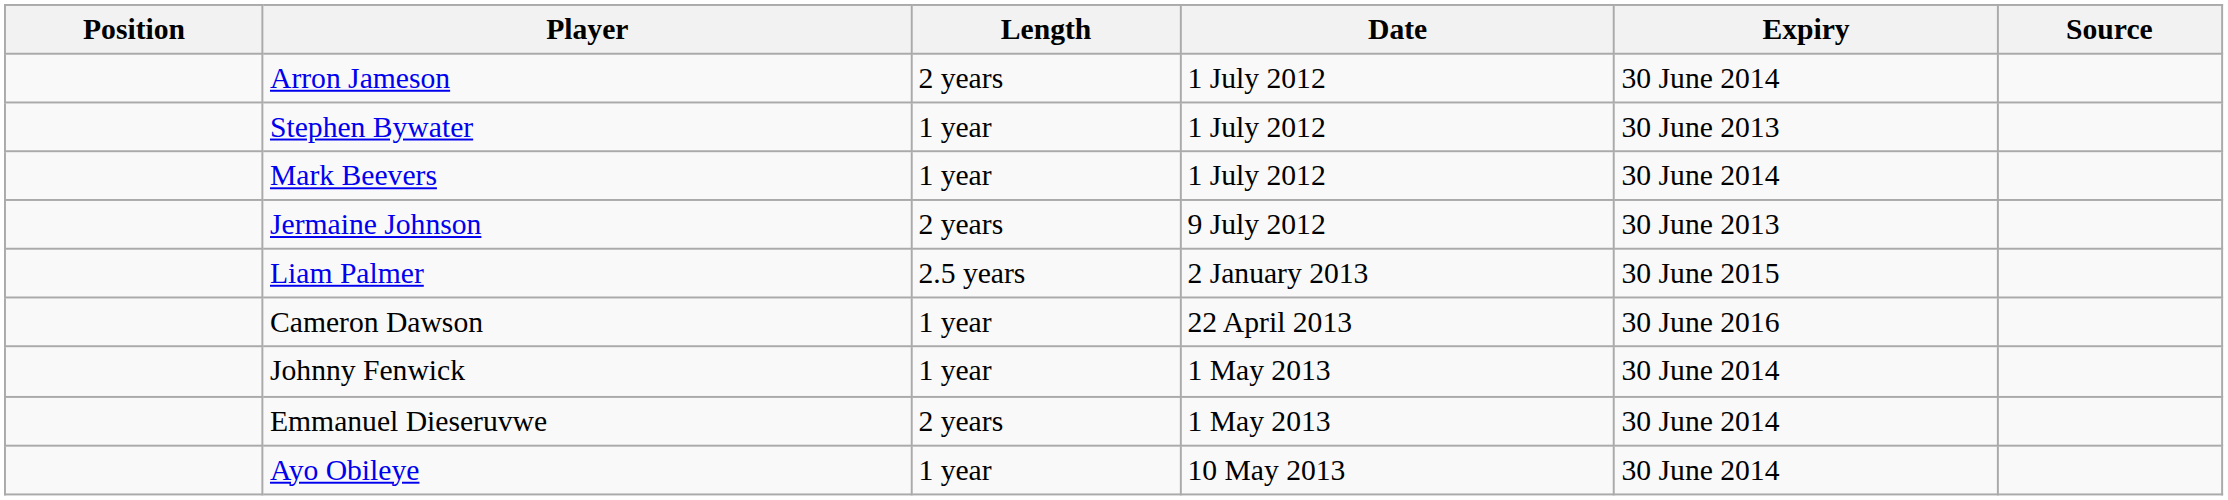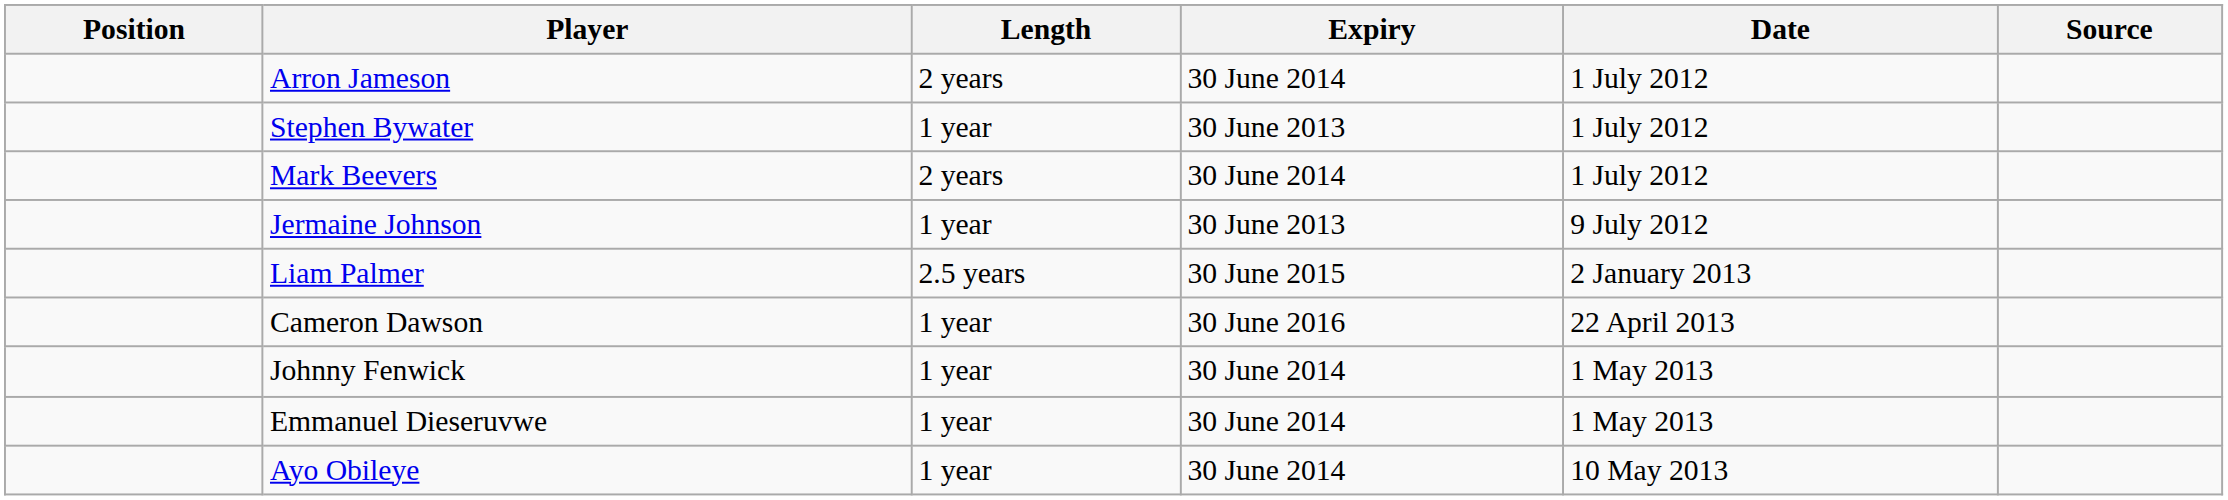columns swapped: (1398, 29) <-> (1806, 29)
(955, 175) 1 year -> (961, 175) 2 years
(961, 224) 2 years -> (955, 224) 1 year
(961, 420) 2 years -> (955, 420) 1 year
